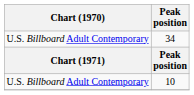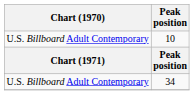rows swapped: (170, 81) <-> (170, 39)
